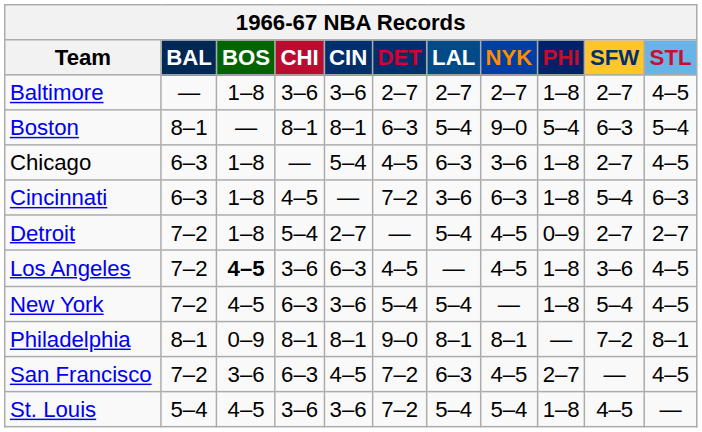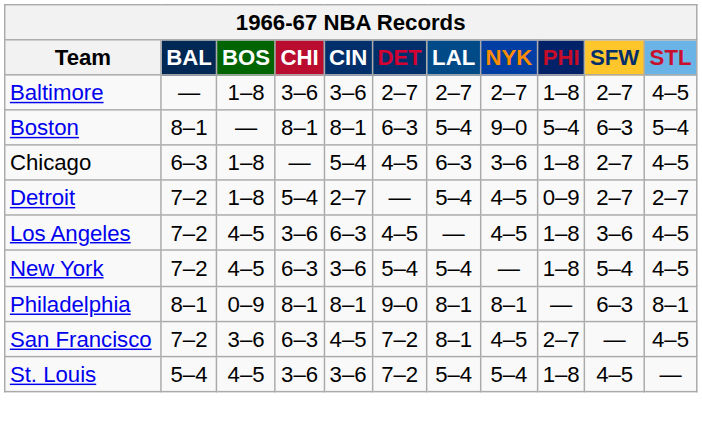- row: (59, 198)
(246, 268) bold -> (246, 233) normal
(615, 339) 7–2 -> (615, 304) 6–3
(454, 374) 6–3 -> (454, 339) 8–1
